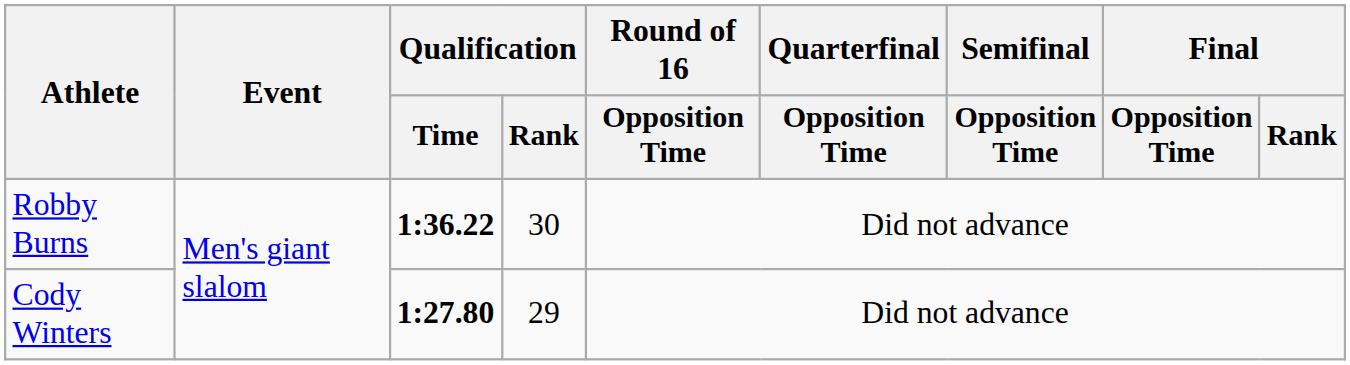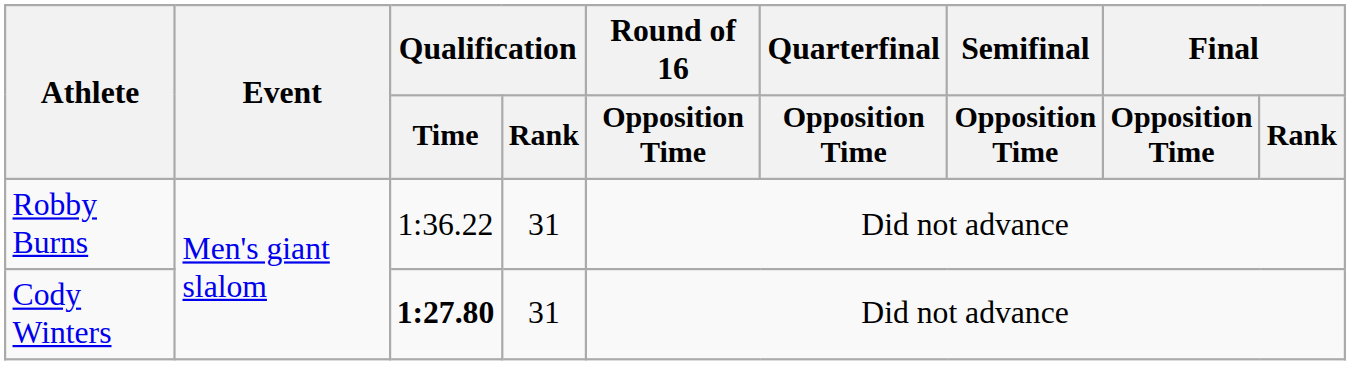(445, 223) bold -> (445, 223) normal
(544, 223) 30 -> (544, 223) 31
(544, 313) 29 -> (544, 313) 31
